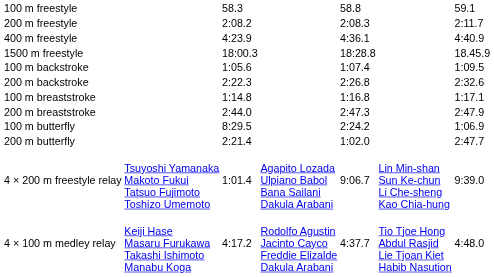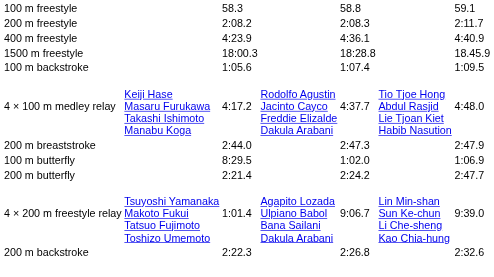rows swapped: (46, 82) <-> (60, 243)
- row: (50, 97)
(355, 127) 2:24.2 -> (355, 160) 1:02.0
(355, 141) 1:02.0 -> (355, 175) 2:24.2
